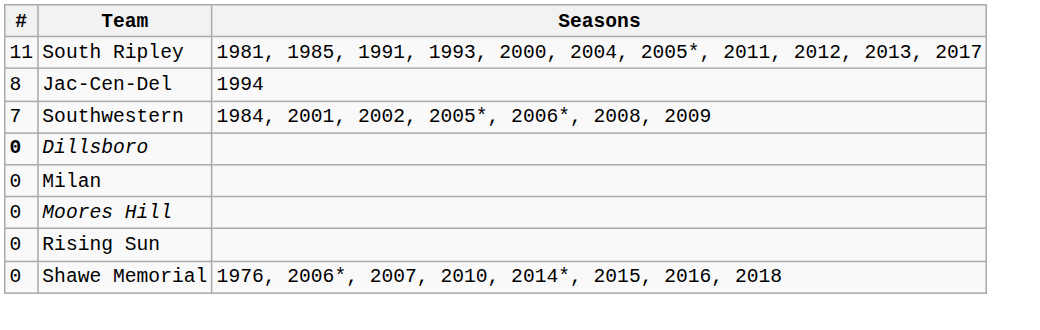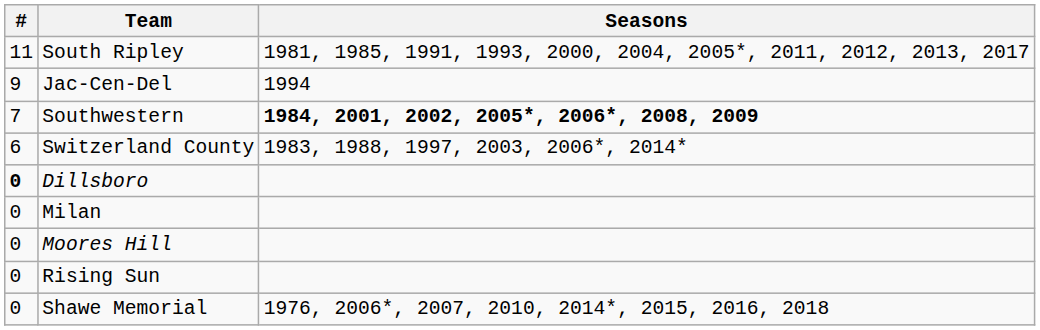(15, 85) 8 -> (15, 85) 9
(464, 117) normal -> (511, 117) bold
+ row: (148, 149)
